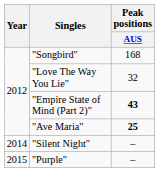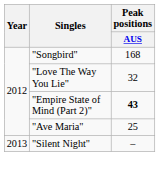(133, 127) bold -> (133, 127) normal
(17, 143) 2014 -> (17, 143) 2013
- row: (49, 159)
